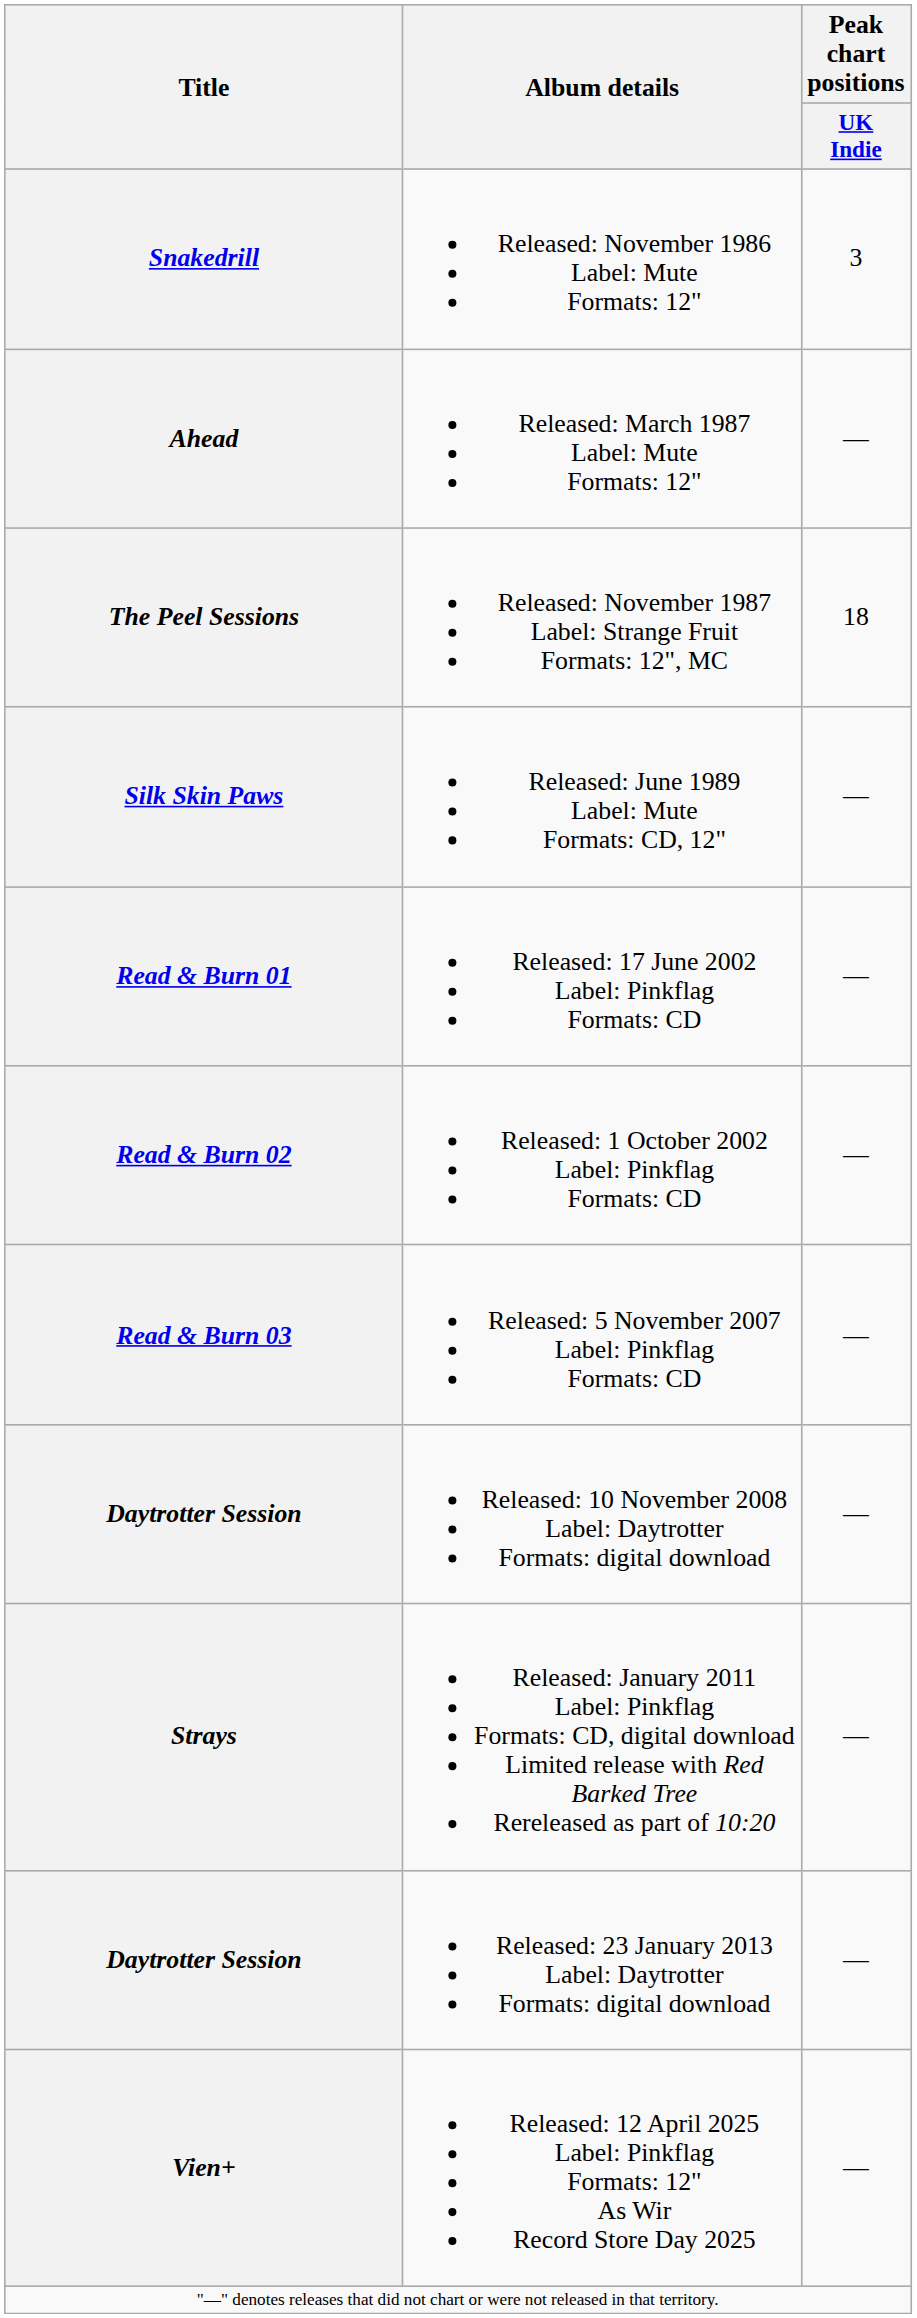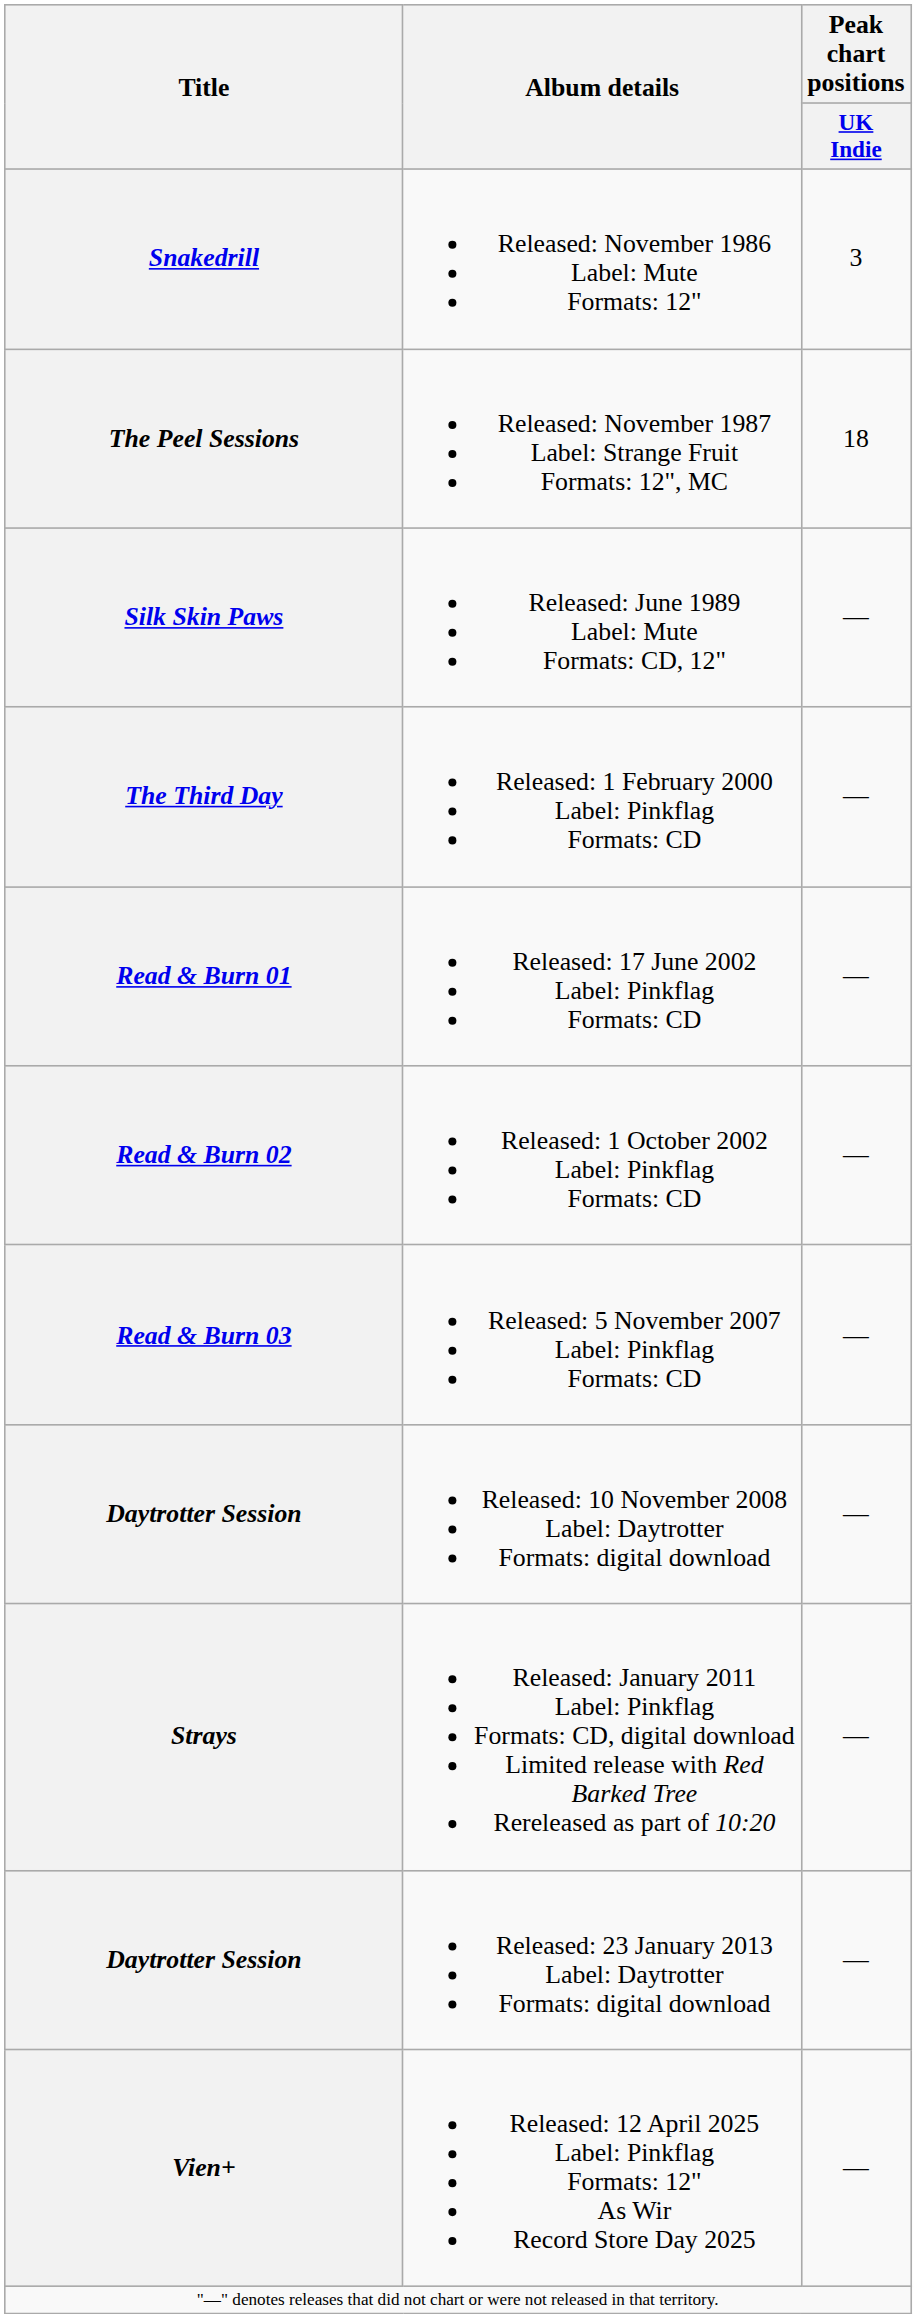- row: (204, 437)
+ row: (204, 796)
